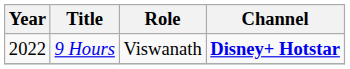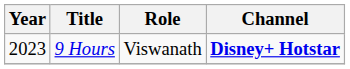(27, 48) 2022 -> (27, 48) 2023
